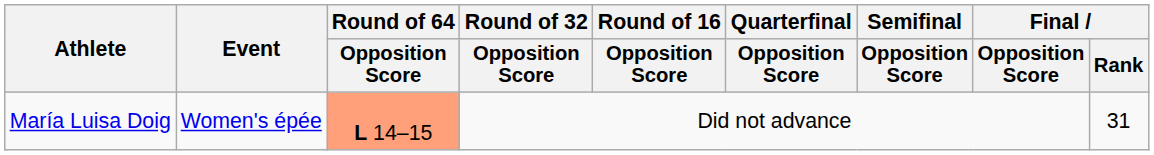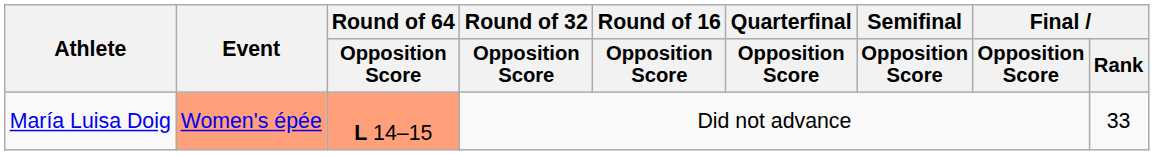(251, 121) no background -> (251, 121) lightsalmon background
(1119, 121) 31 -> (1119, 121) 33
